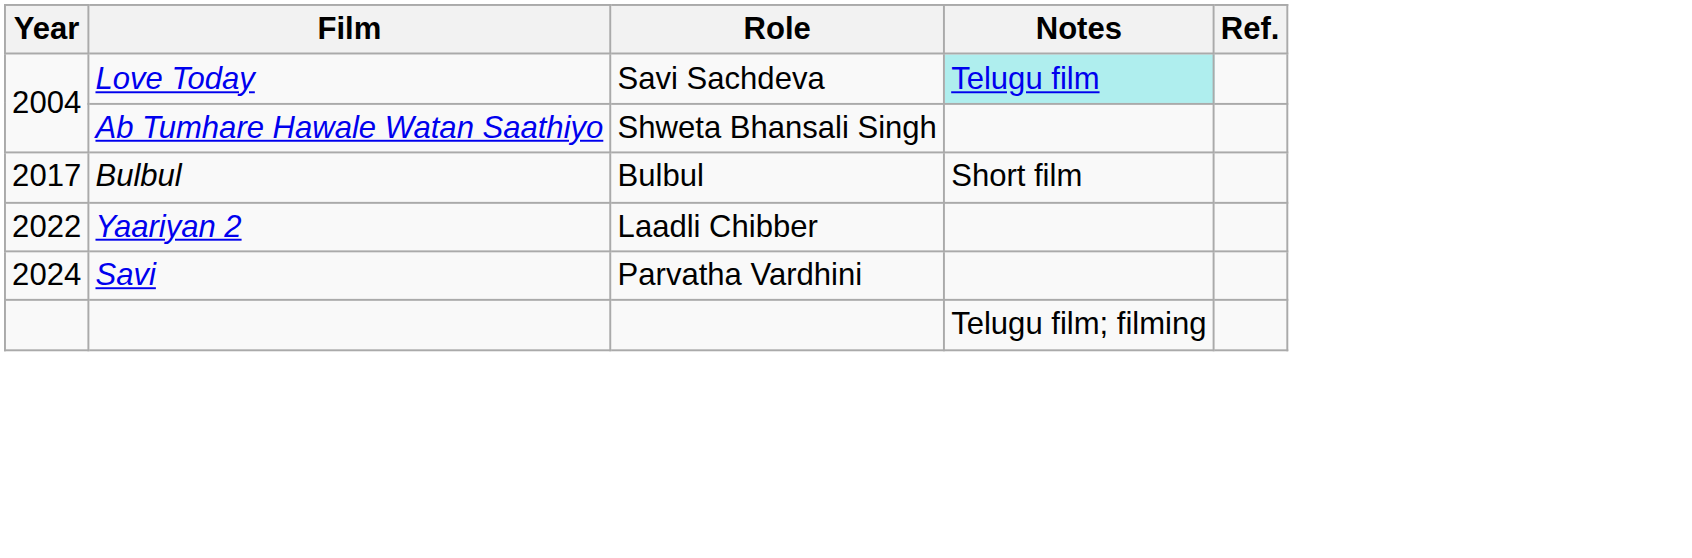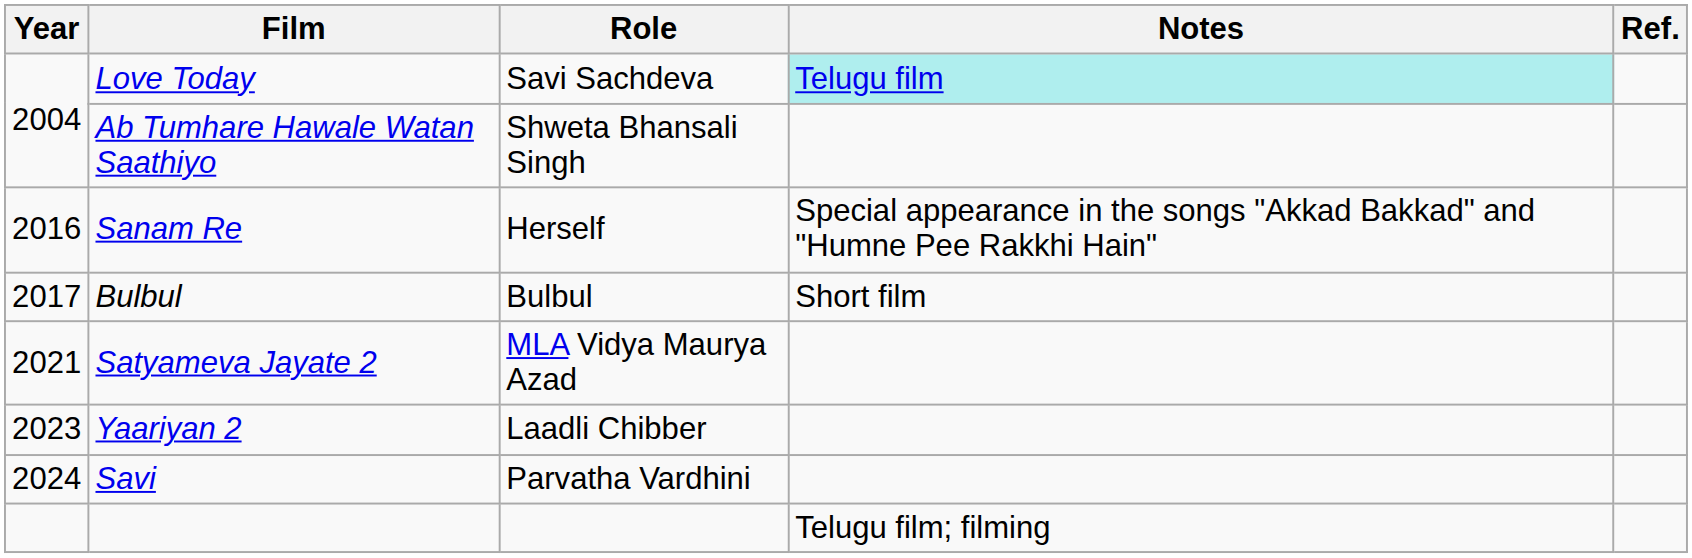+ row: (169, 229)
+ row: (236, 362)
(47, 226) 2022 -> (47, 429) 2023
